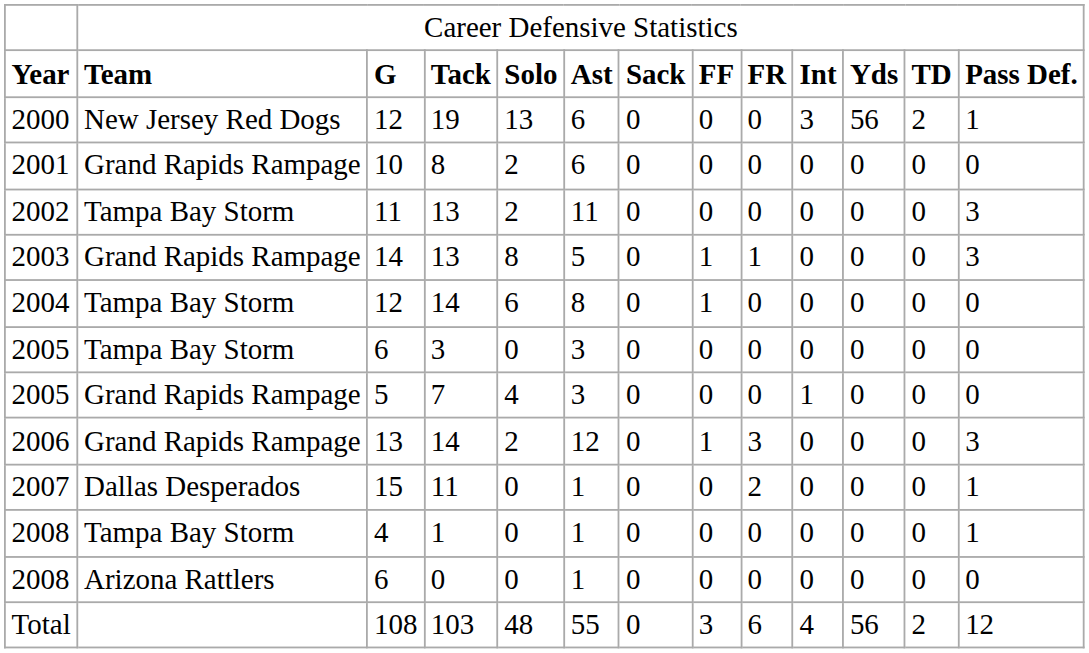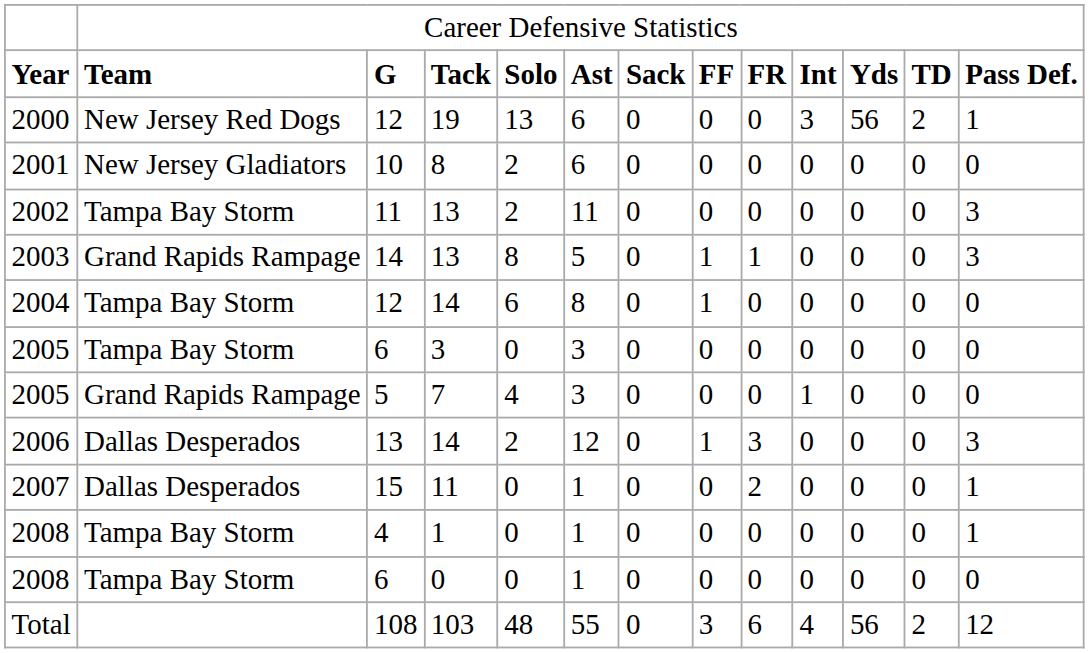(222, 165) Grand Rapids Rampage -> (215, 165) New Jersey Gladiators
(222, 440) Grand Rapids Rampage -> (192, 440) Dallas Desperados
(179, 578) Arizona Rattlers -> (189, 578) Tampa Bay Storm
